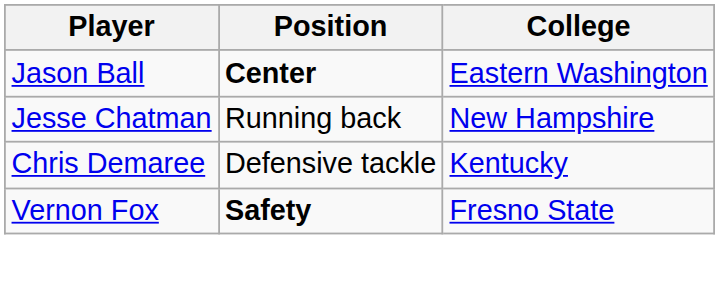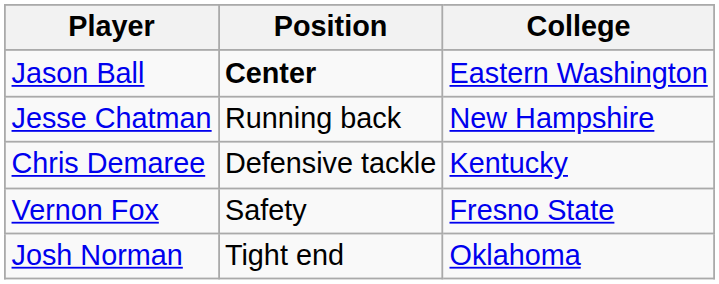(268, 210) bold -> (266, 210) normal
+ row: (97, 255)
